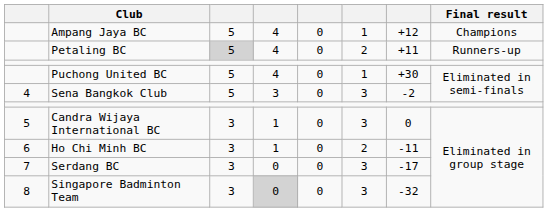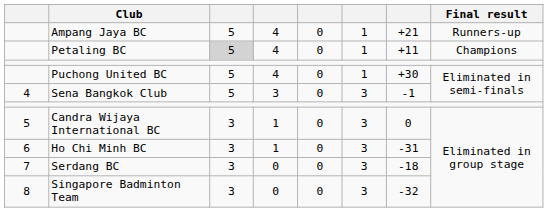(408, 32) +12 -> (408, 32) +21
(487, 32) Champions -> (487, 32) Runners-up
(364, 51) 2 -> (364, 51) 1
(487, 51) Runners-up -> (487, 51) Champions
(408, 93) -2 -> (408, 93) -1
(364, 148) 2 -> (364, 148) 3
(408, 148) -11 -> (408, 148) -31
(408, 166) -17 -> (408, 166) -18
(276, 191) lightgrey background -> (276, 191) no background
